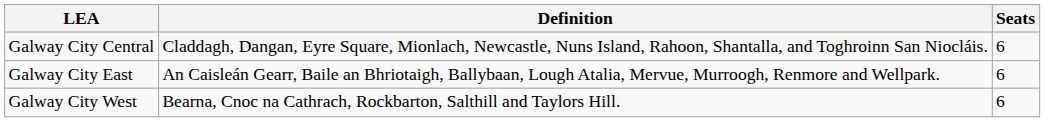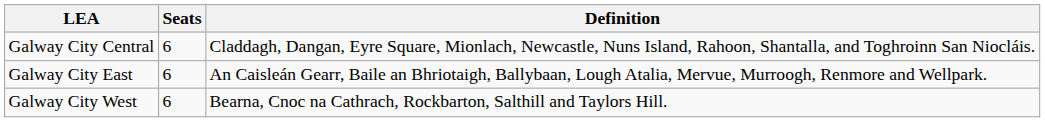columns swapped: (575, 18) <-> (1016, 18)
